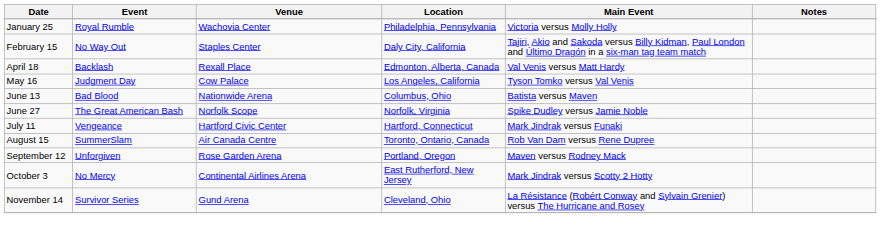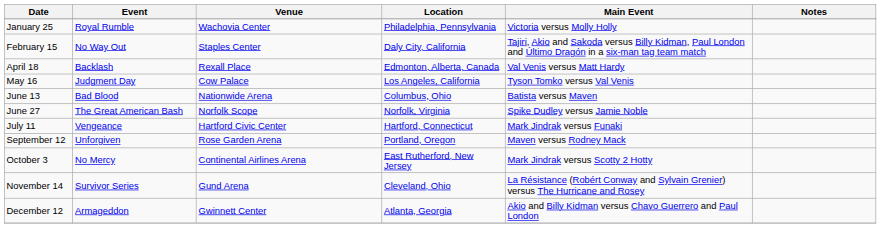- row: (28, 140)
+ row: (35, 210)
